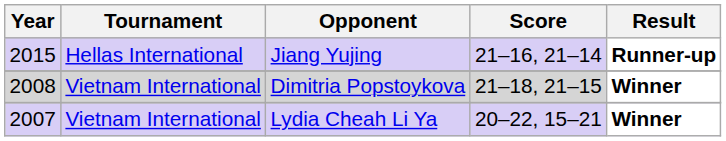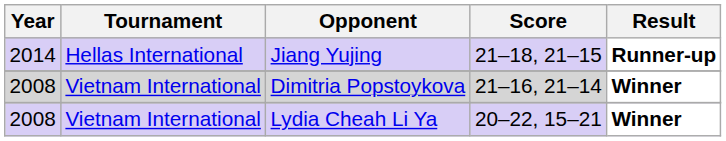(33, 54) 2015 -> (33, 54) 2014
(538, 54) 21–16, 21–14 -> (538, 54) 21–18, 21–15
(538, 87) 21–18, 21–15 -> (538, 87) 21–16, 21–14
(33, 120) 2007 -> (33, 120) 2008
